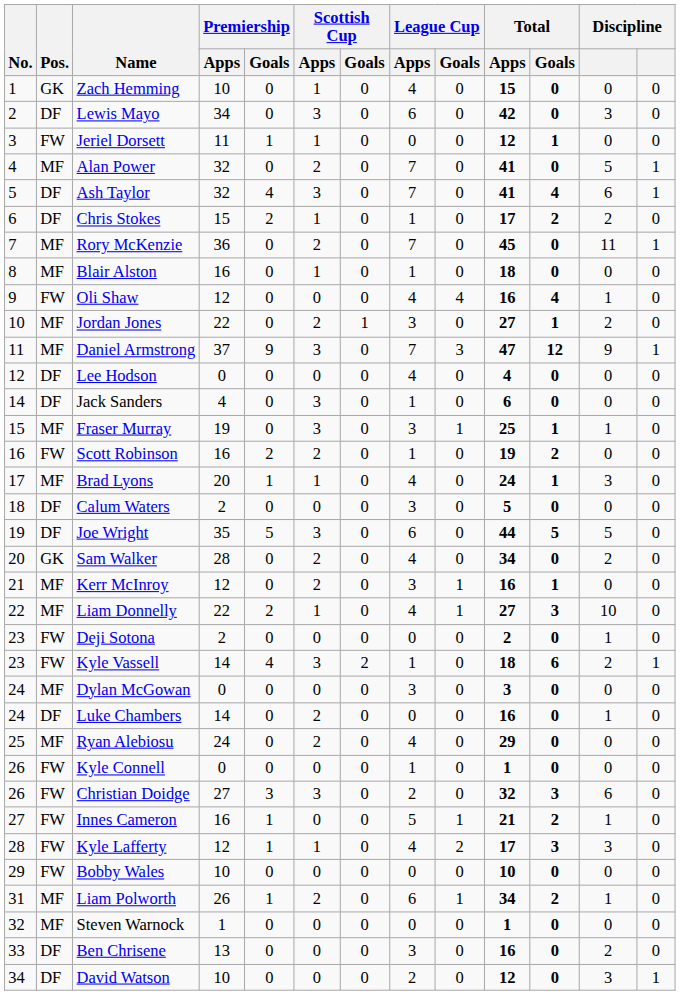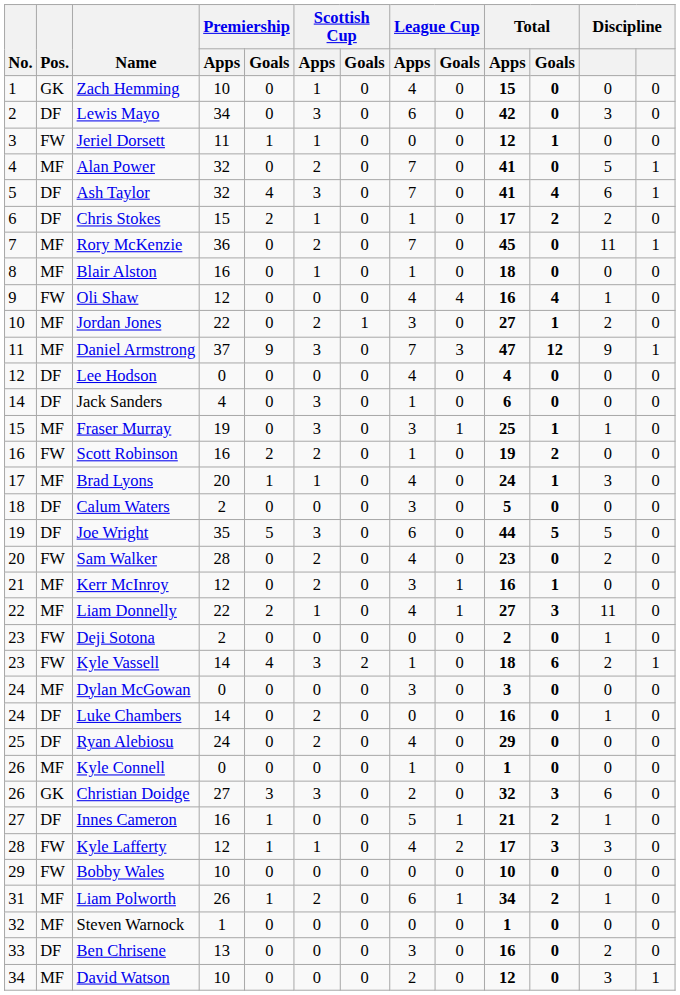(52, 558) GK -> (53, 558) FW
(507, 558) 34 -> (507, 558) 23
(608, 611) 10 -> (608, 611) 11
(52, 741) MF -> (51, 741) DF
(53, 767) FW -> (52, 767) MF
(53, 794) FW -> (52, 794) GK
(53, 820) FW -> (51, 820) DF
(51, 977) DF -> (52, 977) MF
